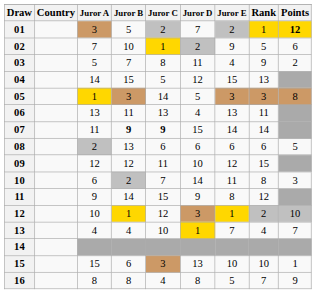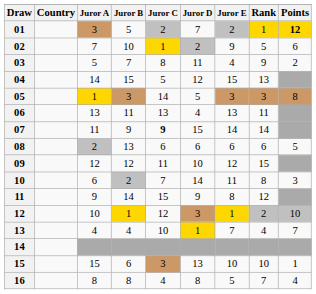(129, 130) bold -> (129, 130) normal
(295, 280) 9 -> (295, 280) 4
